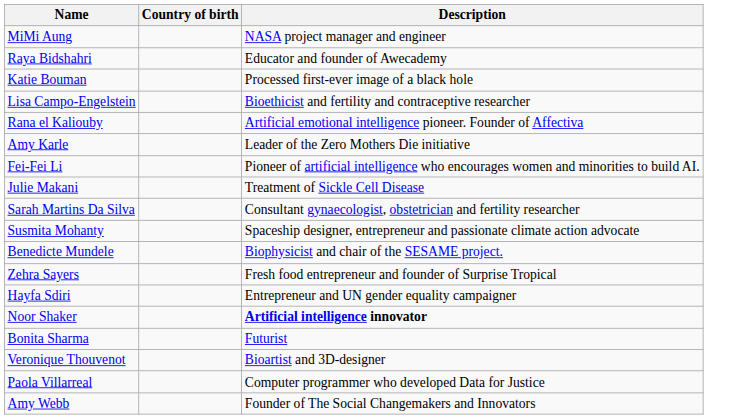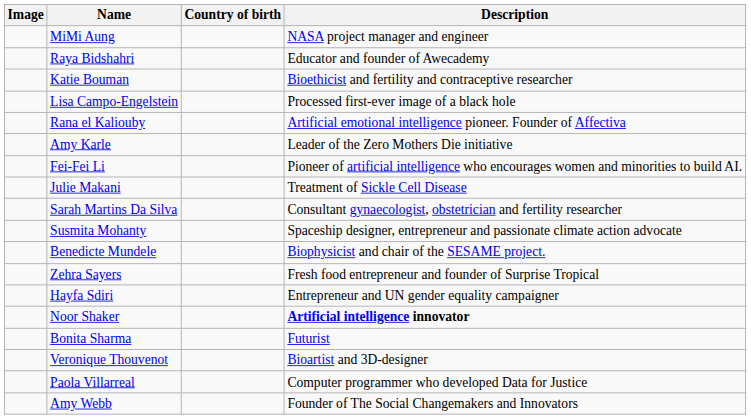+ column: (26, 15)
(359, 79) Processed first-ever image of a black hole -> (430, 79) Bioethicist and fertility and contraceptive researcher
(387, 101) Bioethicist and fertility and contraceptive researcher -> (401, 101) Processed first-ever image of a black hole
